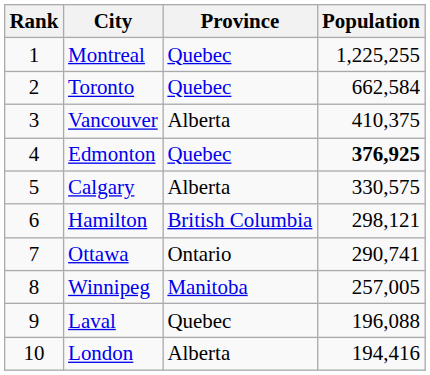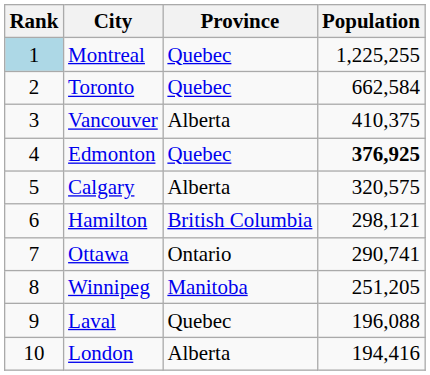(34, 54) no background -> (34, 54) lightblue background
(386, 187) 330,575 -> (386, 187) 320,575
(386, 287) 257,005 -> (386, 287) 251,205
